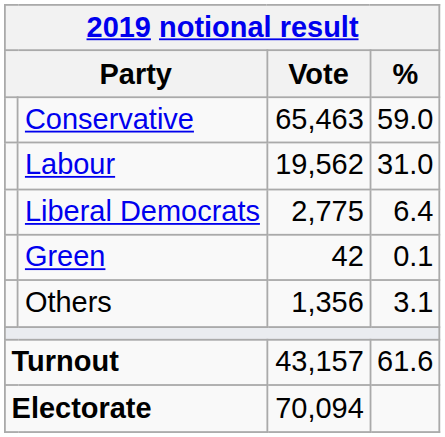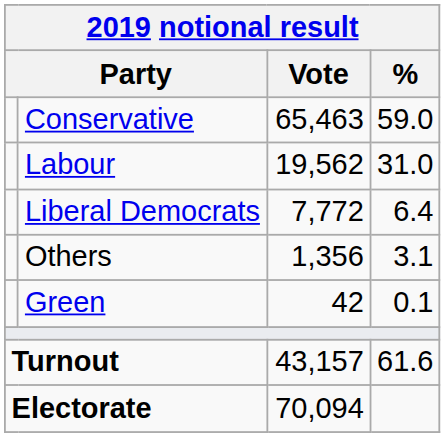(328, 211) 2,775 -> (328, 211) 7,772
rows swapped: (68, 303) <-> (65, 257)
